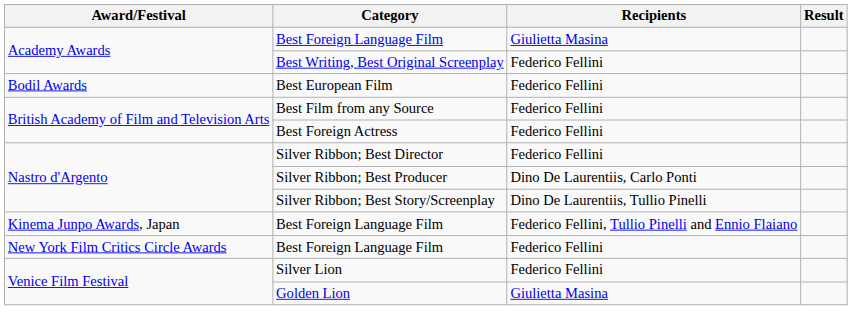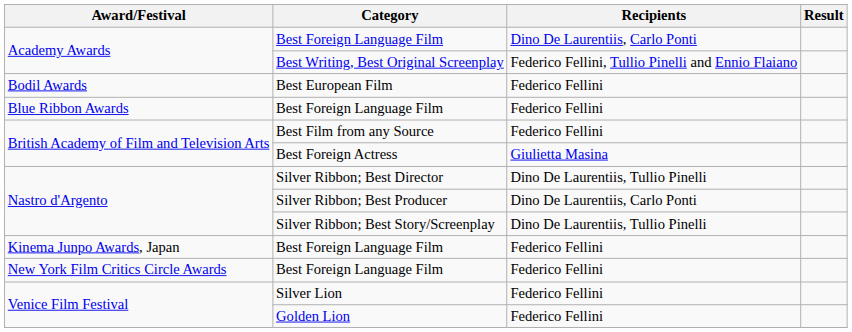(559, 39) Giulietta Masina -> (604, 39) Dino De Laurentiis, Carlo Ponti
(557, 62) Federico Fellini -> (654, 62) Federico Fellini, Tullio Pinelli and Ennio Flaiano
+ row: (68, 108)
(557, 131) Federico Fellini -> (559, 154) Giulietta Masina
(557, 154) Federico Fellini -> (609, 177) Dino De Laurentiis, Tullio Pinelli
(654, 223) Federico Fellini, Tullio Pinelli and Ennio Flaiano -> (557, 246) Federico Fellini
(559, 293) Giulietta Masina -> (557, 316) Federico Fellini
